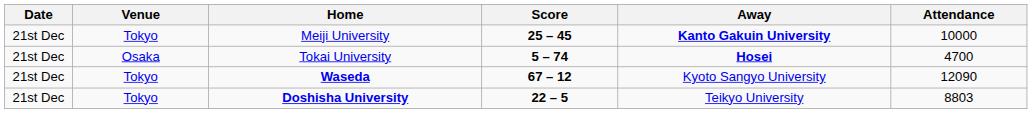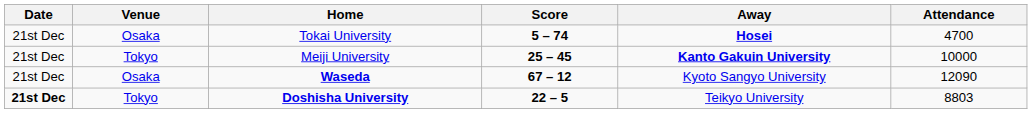rows swapped: (345, 35) <-> (345, 56)
(141, 77) Tokyo -> (141, 77) Osaka
(38, 98) normal -> (38, 98) bold
